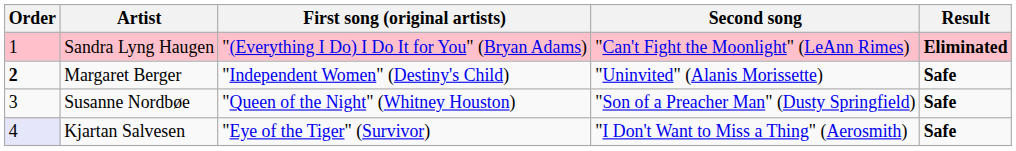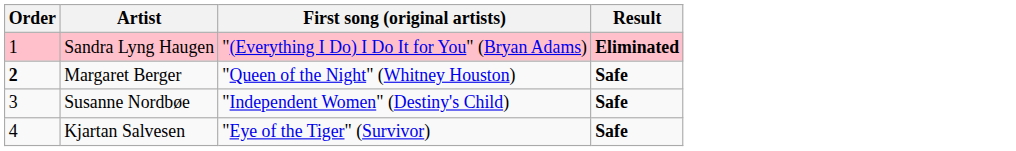- column: (755, 18)
(366, 74) "Independent Women" (Destiny's Child) -> (369, 74) "Queen of the Night" (Whitney Houston)
(369, 103) "Queen of the Night" (Whitney Houston) -> (366, 103) "Independent Women" (Destiny's Child)
(13, 131) lavender background -> (13, 131) no background
